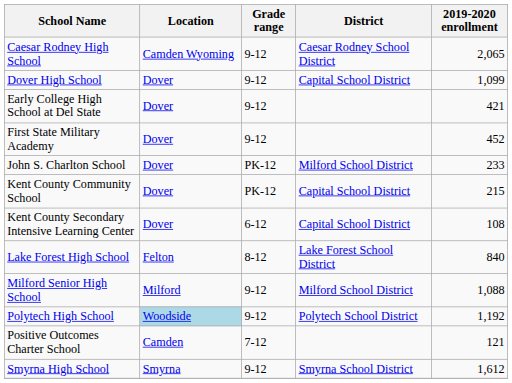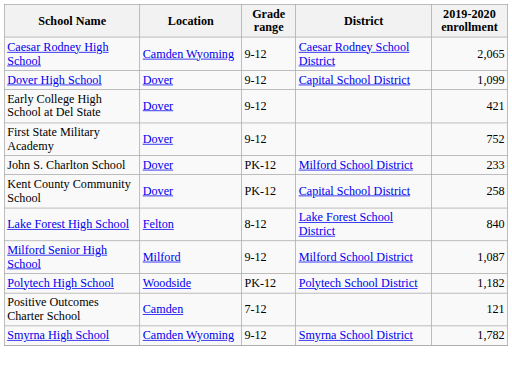(496, 139) 452 -> (496, 139) 752
(496, 191) 215 -> (496, 191) 258
- row: (71, 224)
(491, 290) 1,088 -> (491, 257) 1,087
(167, 316) lightblue background -> (167, 283) no background
(256, 316) 9-12 -> (260, 283) PK-12
(491, 316) 1,192 -> (491, 283) 1,182
(162, 368) Smyrna -> (188, 335) Camden Wyoming
(491, 368) 1,612 -> (491, 335) 1,782
